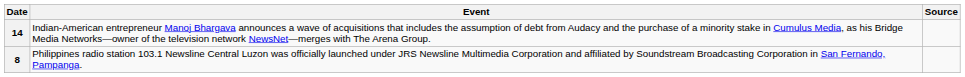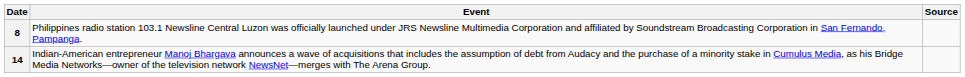rows swapped: (17, 59) <-> (17, 33)
